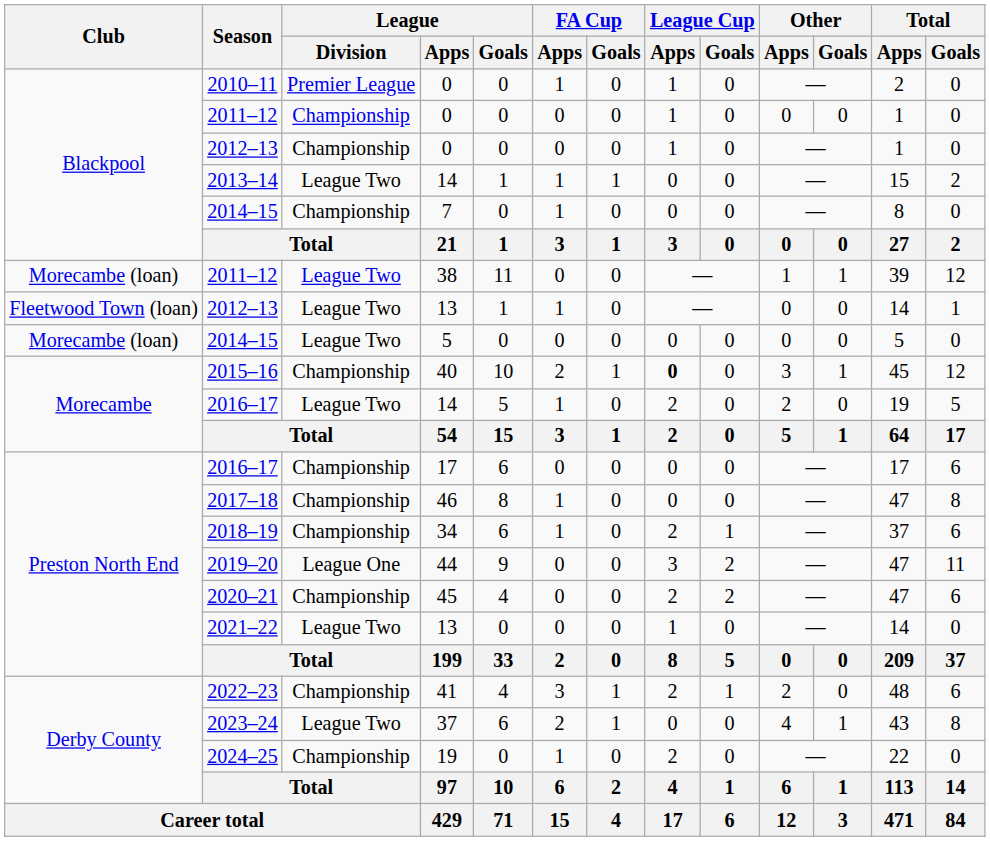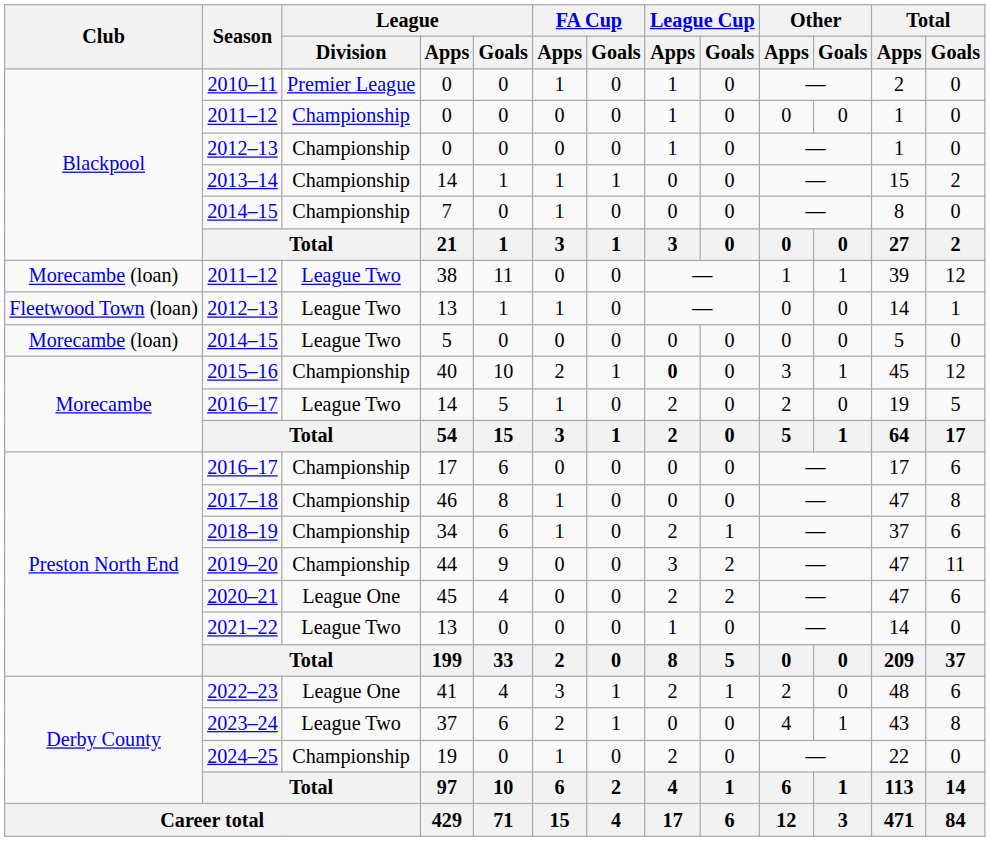(351, 180) League Two -> (351, 180) Championship
(351, 564) League One -> (351, 564) Championship
(351, 595) Championship -> (351, 595) League One
(351, 691) Championship -> (351, 691) League One
